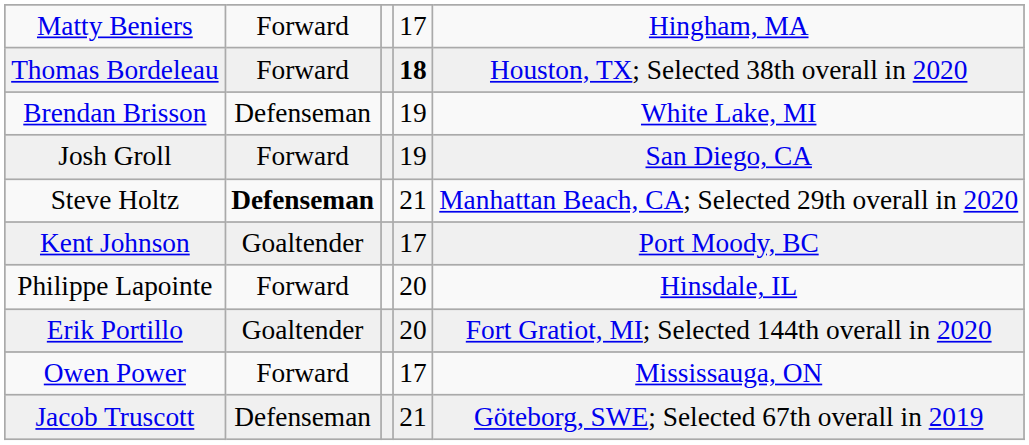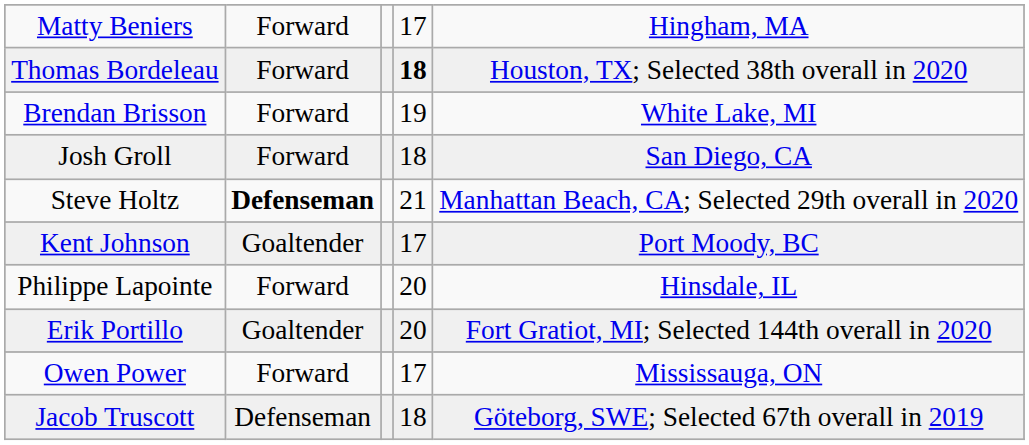(303, 112) Defenseman -> (303, 112) Forward
(413, 156) 19 -> (413, 156) 18
(413, 416) 21 -> (413, 416) 18
